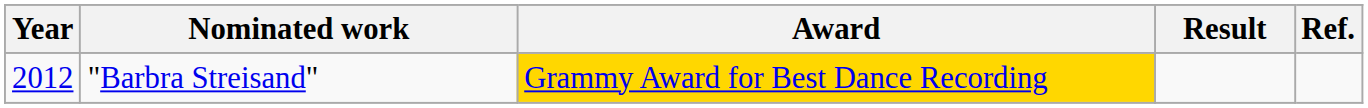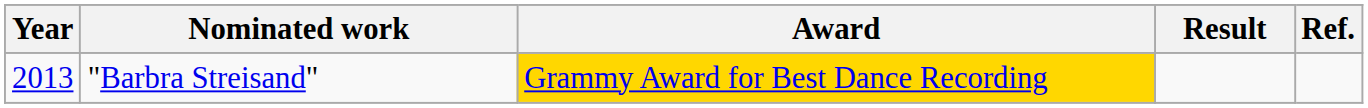(43, 77) 2012 -> (43, 77) 2013
